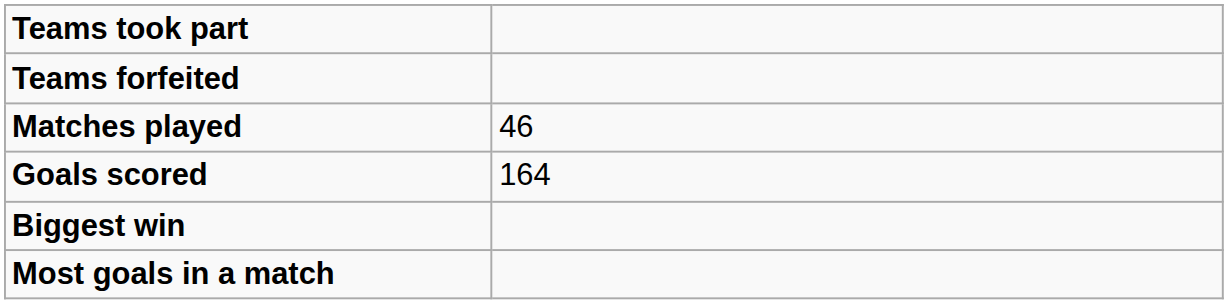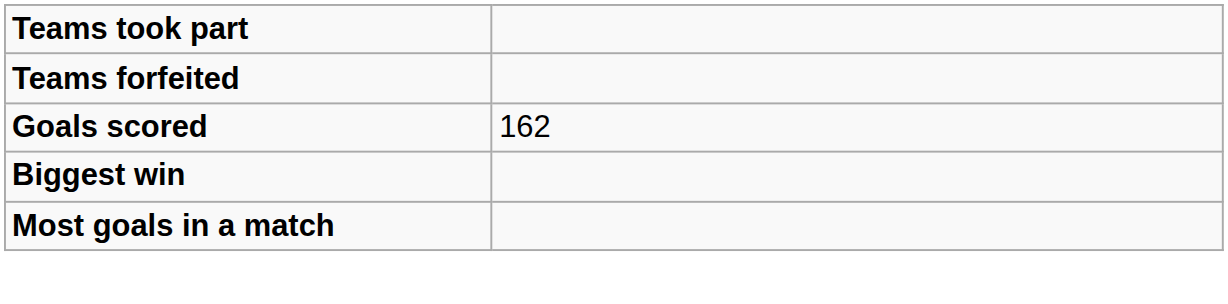- row: (127, 126)
(525, 175) 164 -> (525, 126) 162
